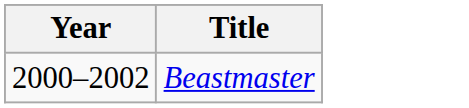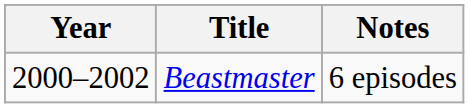+ column: (393, 28)
